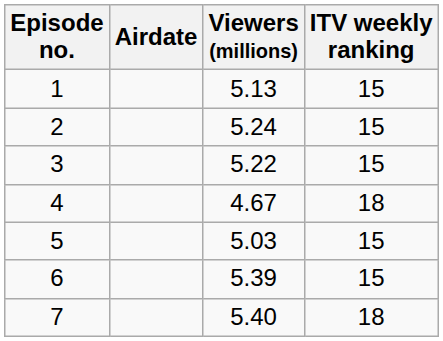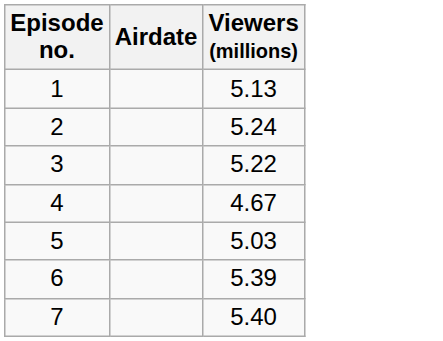- column: (371, 37)
